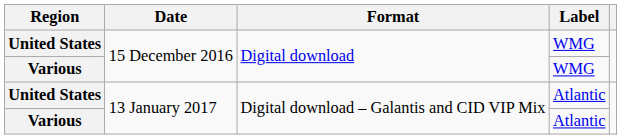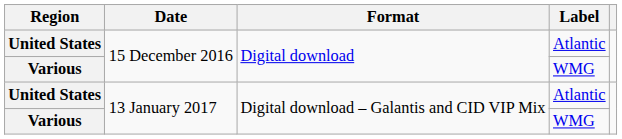(574, 43) WMG -> (579, 43) Atlantic
(579, 120) Atlantic -> (574, 120) WMG
